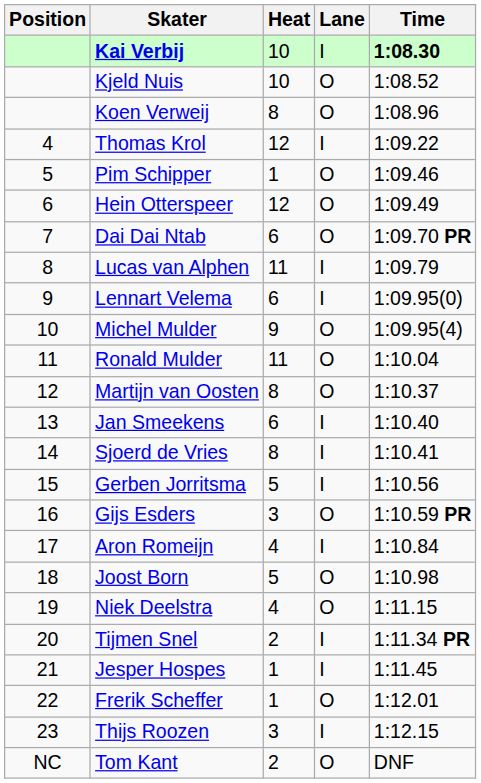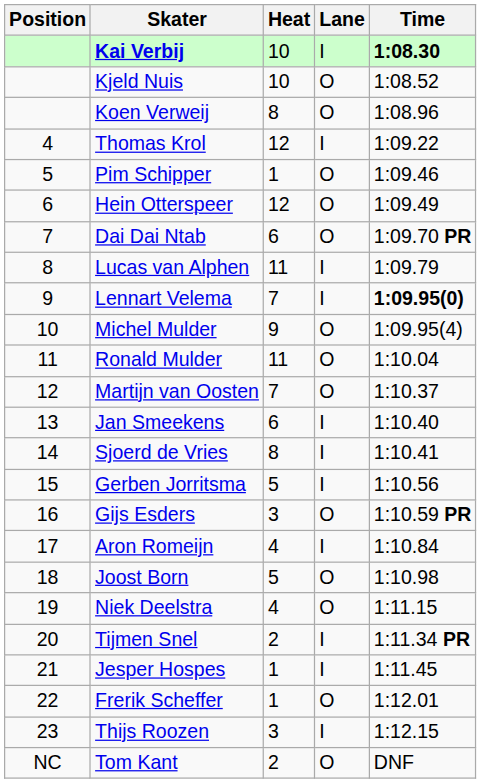(273, 298) 6 -> (273, 298) 7
(418, 298) normal -> (419, 298) bold
(273, 391) 8 -> (273, 391) 7
